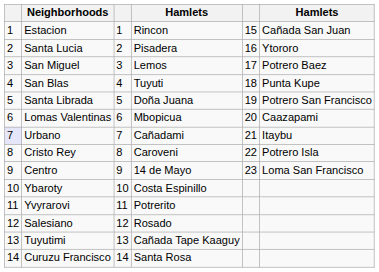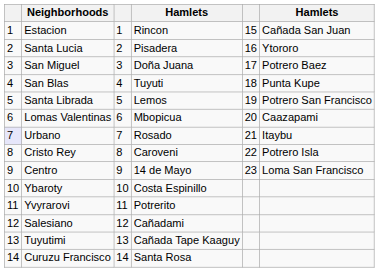(150, 65) Lemos -> (163, 65) Doña Juana
(163, 100) Doña Juana -> (150, 100) Lemos
(159, 135) Cañadami -> (153, 135) Rosado
(153, 223) Rosado -> (159, 223) Cañadami
